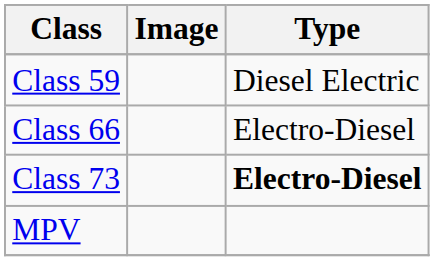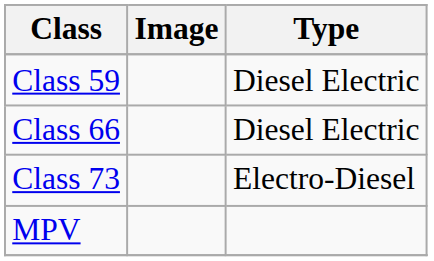(324, 129) Electro-Diesel -> (326, 129) Diesel Electric
(327, 179) bold -> (324, 179) normal
